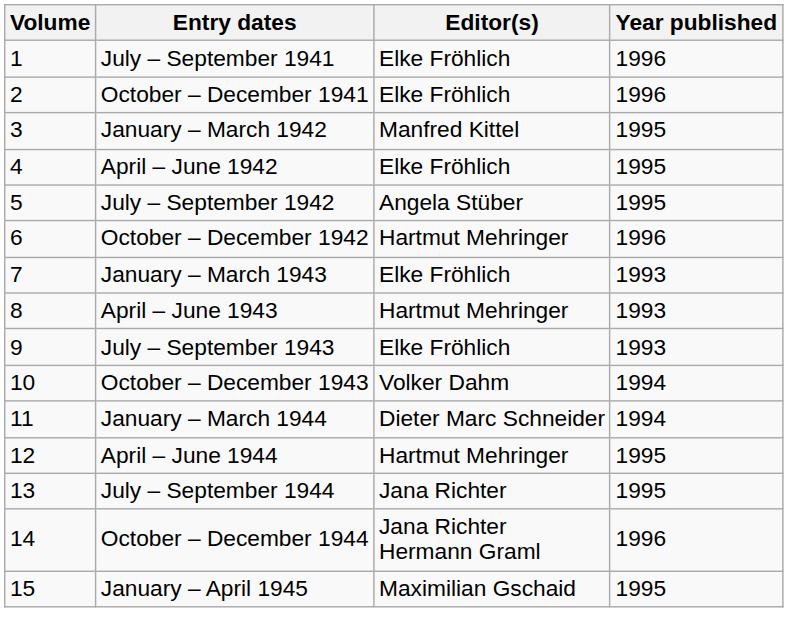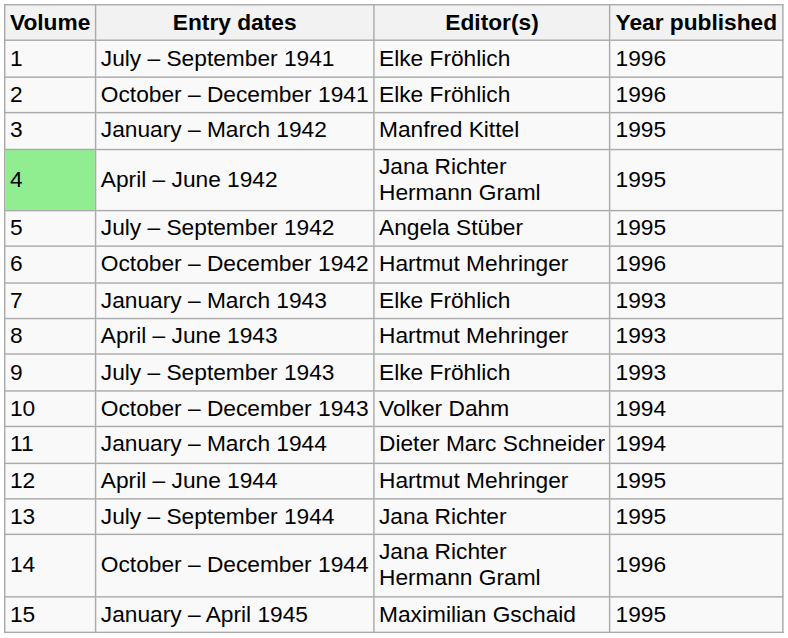(16, 166) no background -> (16, 179) lightgreen background
(445, 166) Elke Fröhlich -> (460, 179) Jana Richter Hermann Graml
